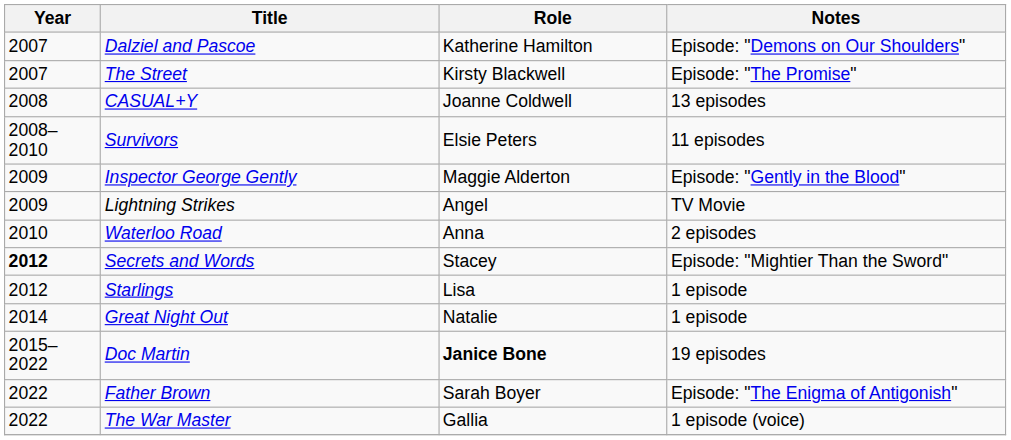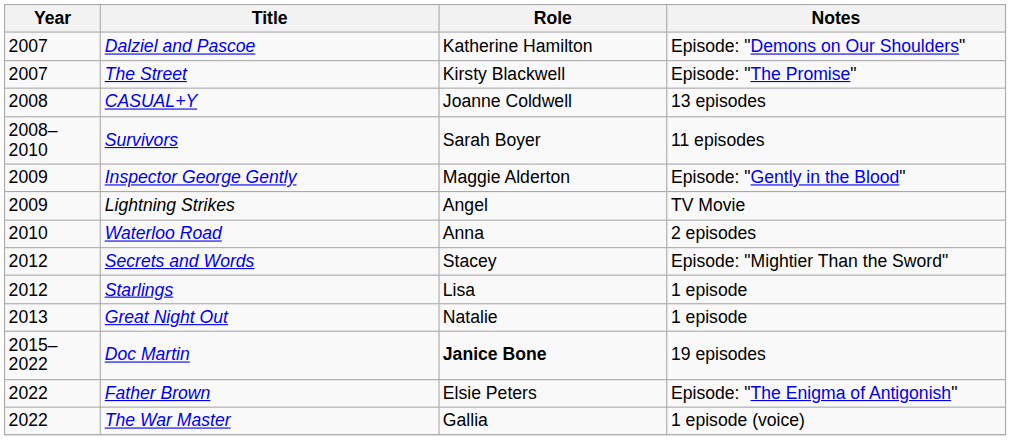(490, 140) Elsie Peters -> (492, 140) Sarah Boyer
(28, 261) bold -> (28, 261) normal
(28, 317) 2014 -> (28, 317) 2013
(492, 393) Sarah Boyer -> (490, 393) Elsie Peters
